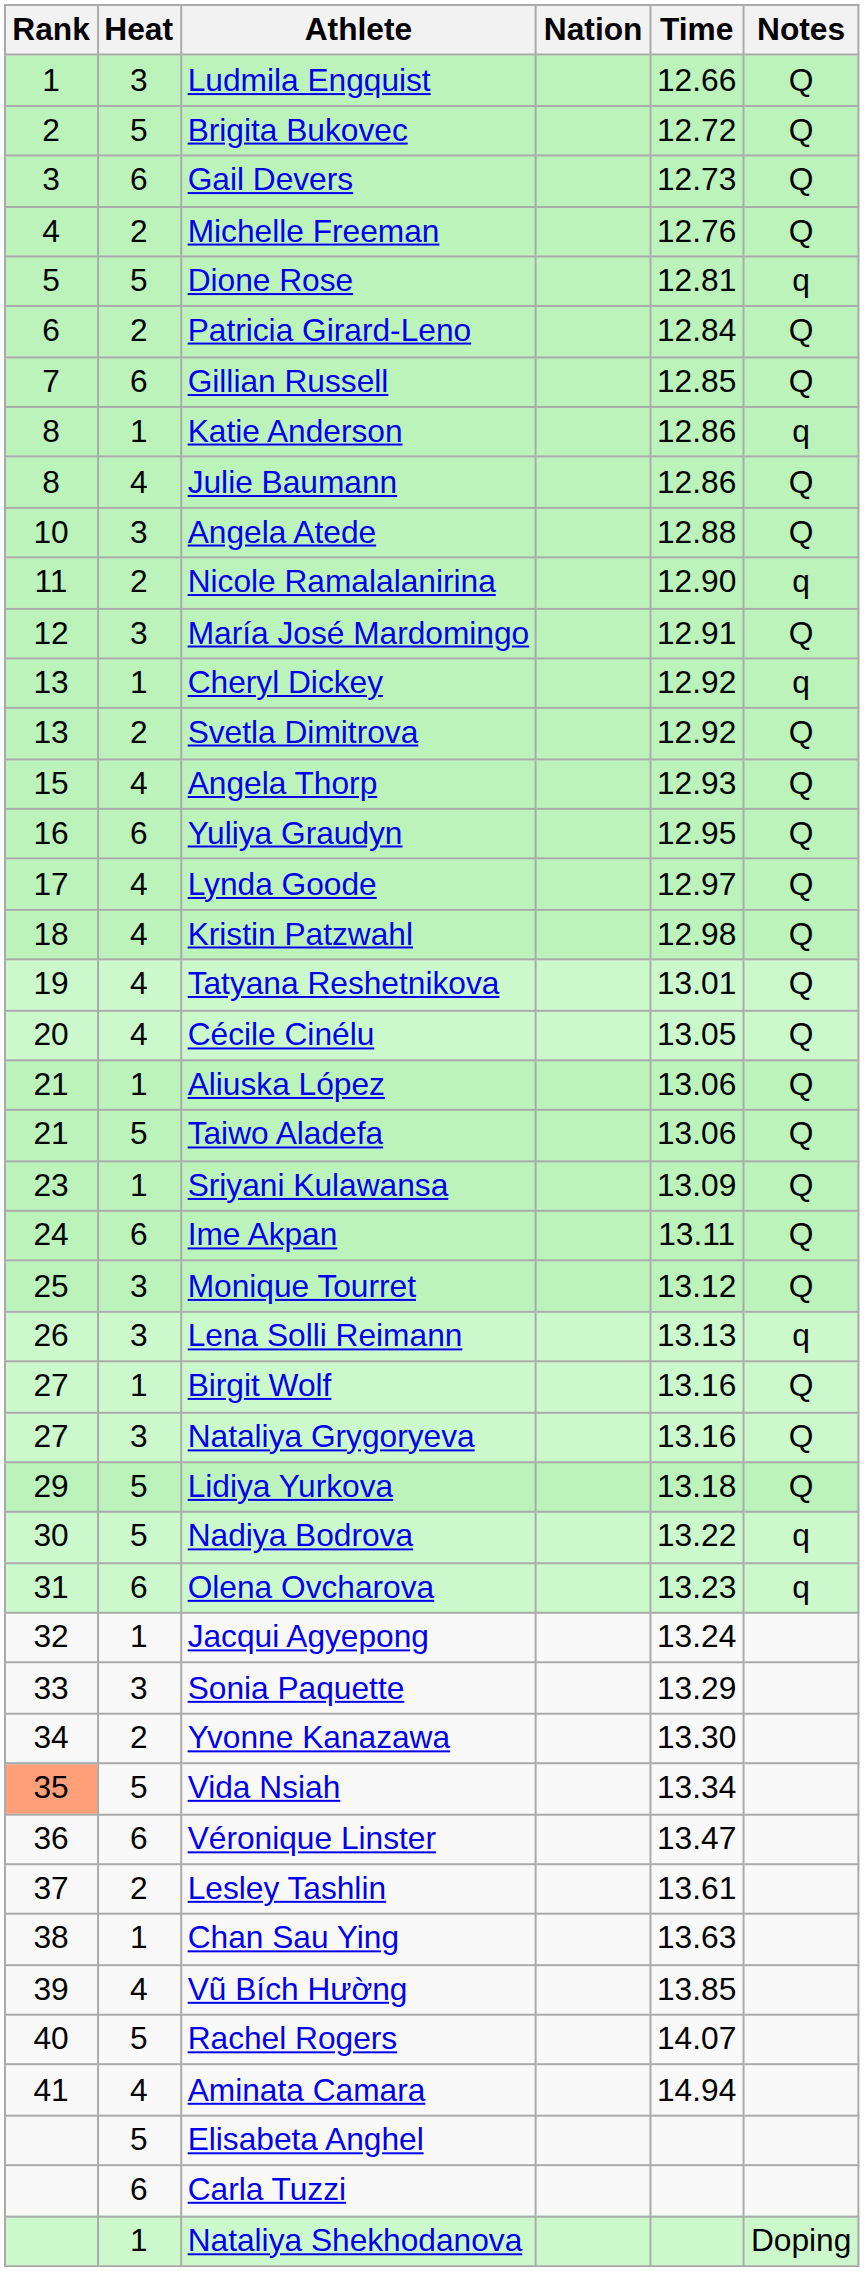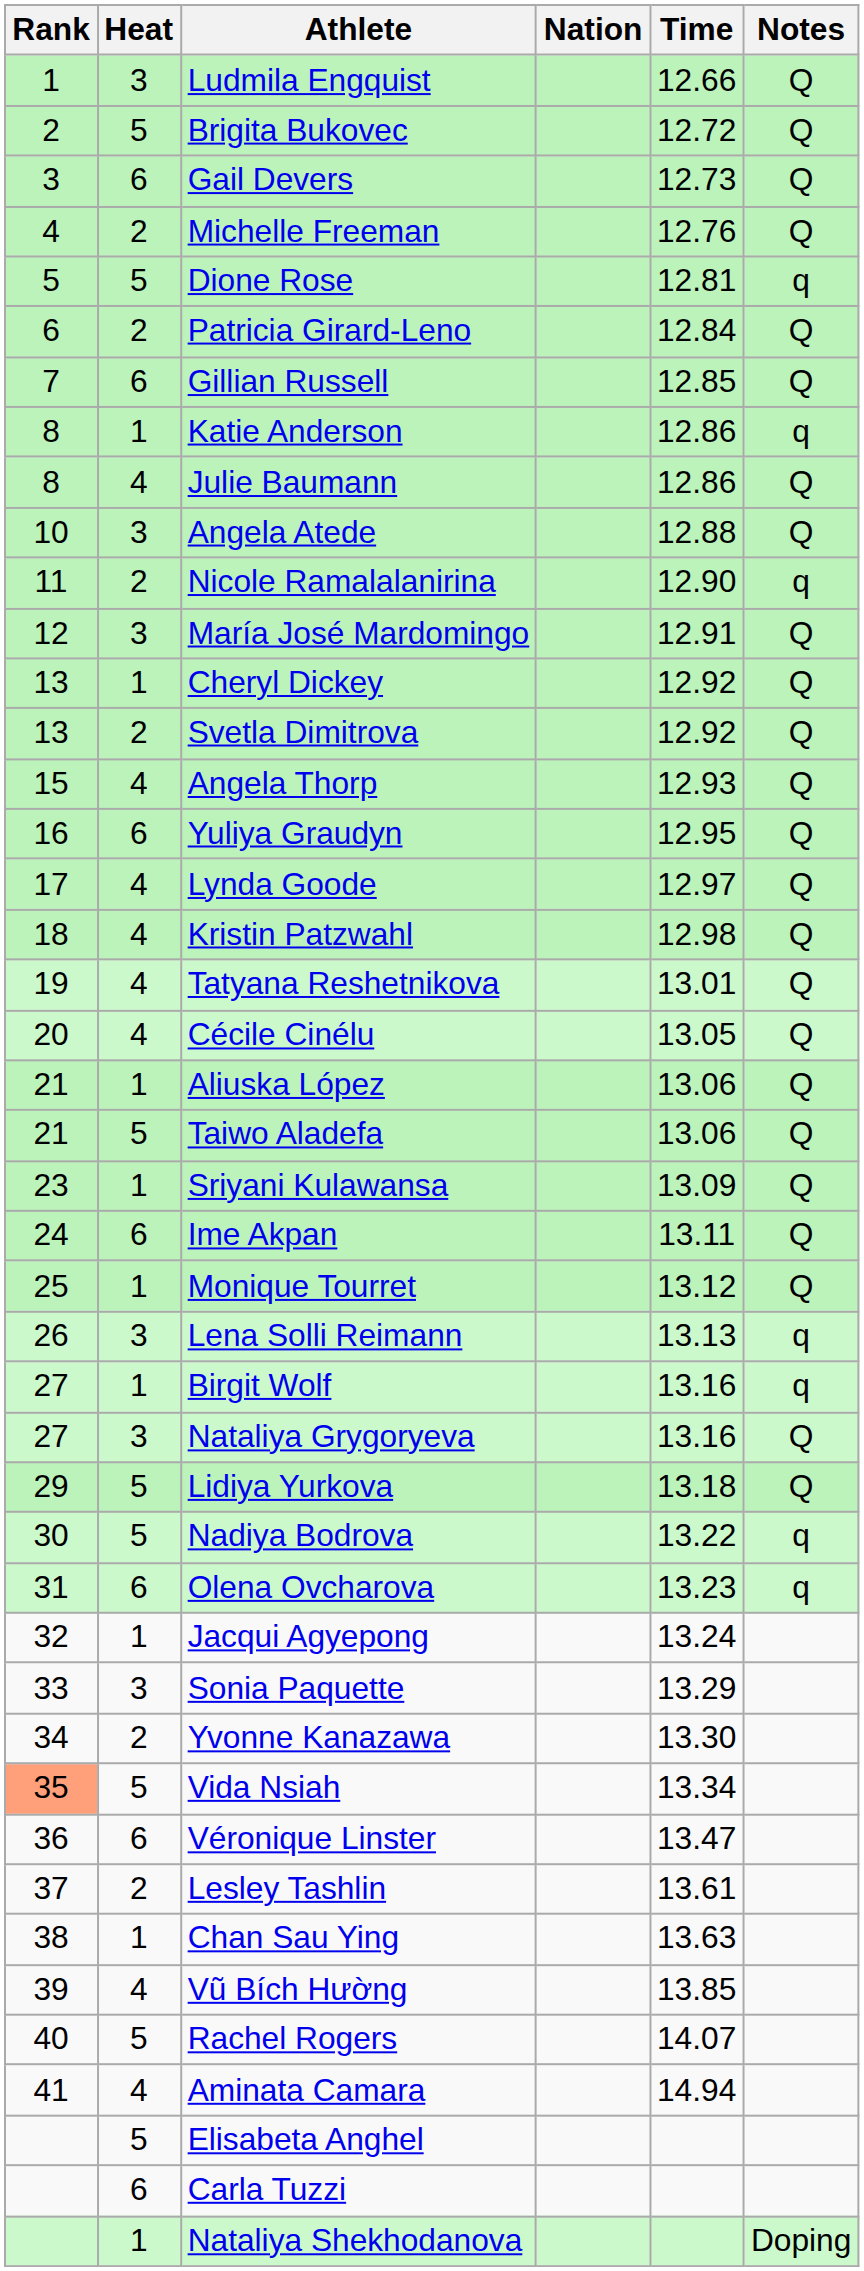(801, 682) q -> (801, 682) Q
(139, 1285) 3 -> (139, 1285) 1
(801, 1386) Q -> (801, 1386) q
